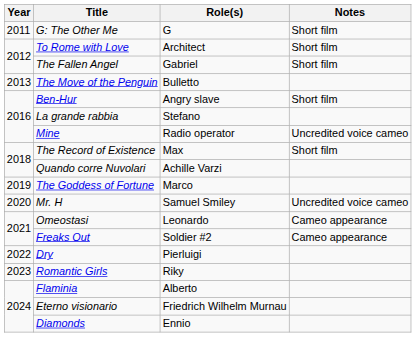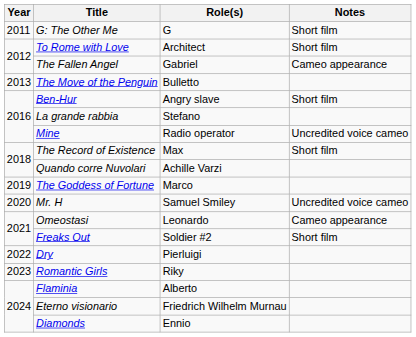(315, 64) Short film -> (339, 64) Cameo appearance
(339, 237) Cameo appearance -> (315, 237) Short film
